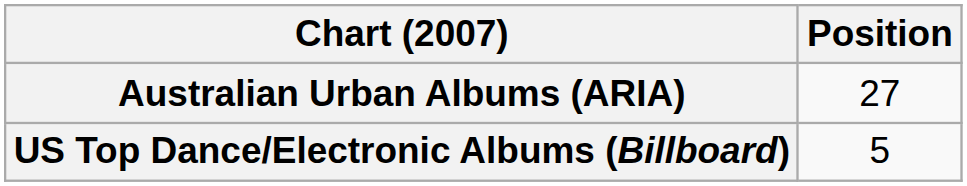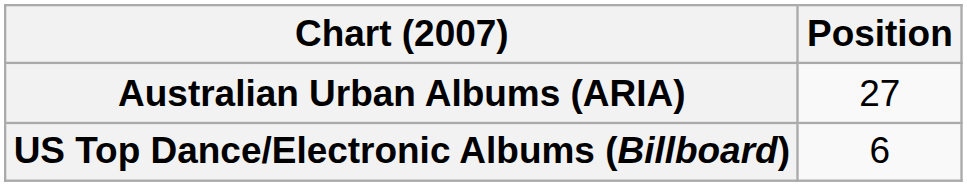(880, 151) 5 -> (880, 151) 6
